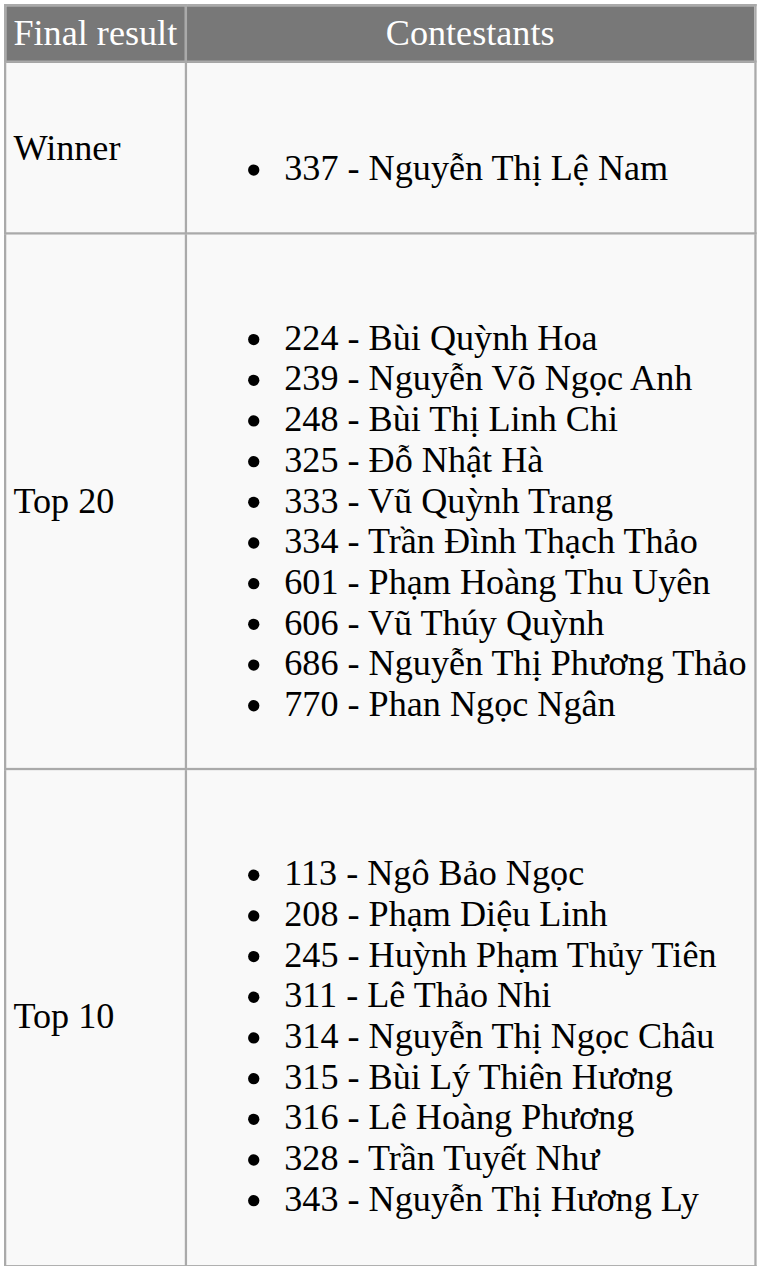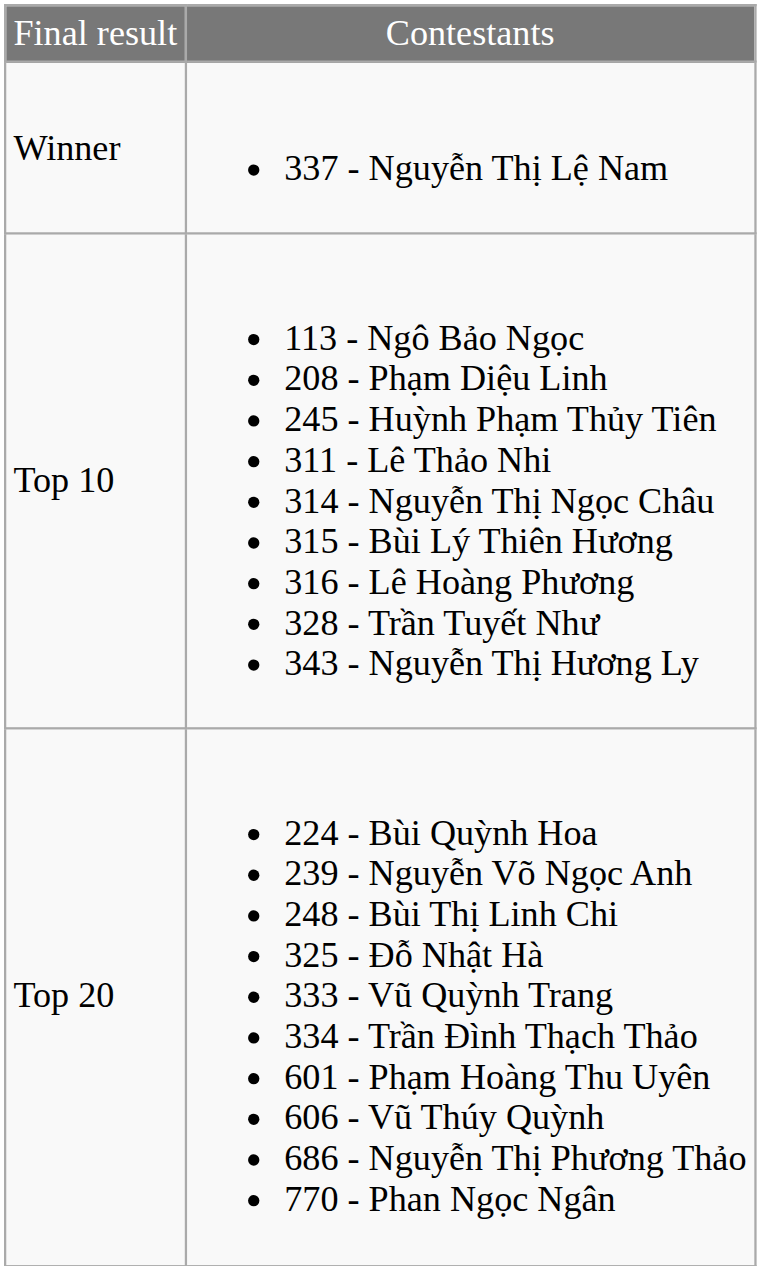rows swapped: (64, 1016) <-> (64, 500)
